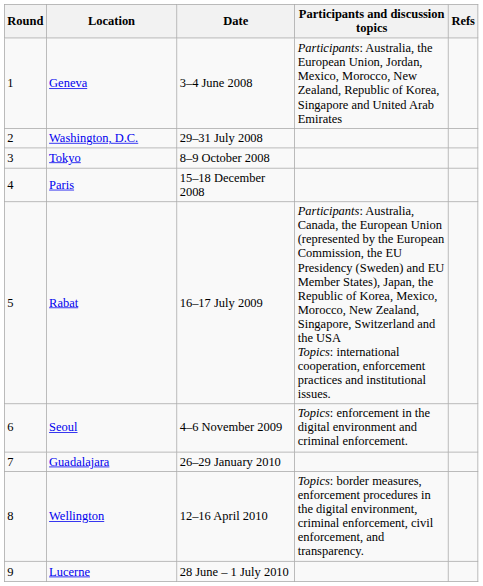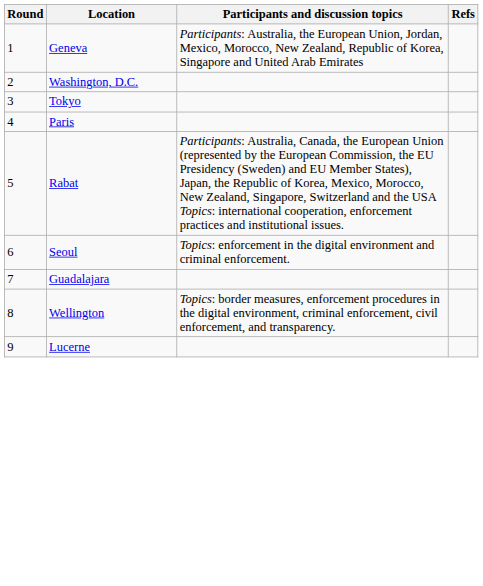- column: (236, 21)
